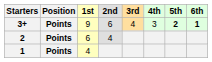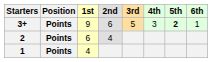(133, 24) 4 -> (133, 24) 5
(197, 24) bold -> (197, 24) normal
